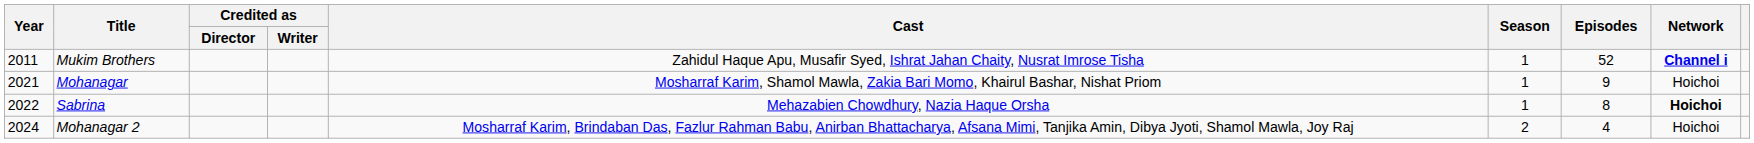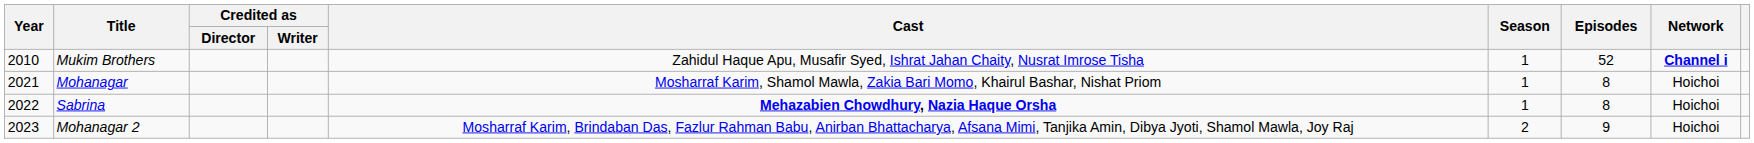(23, 60) 2011 -> (23, 60) 2010
(1606, 82) 9 -> (1606, 82) 8
(908, 104) normal -> (908, 104) bold
(1696, 104) bold -> (1696, 104) normal
(23, 127) 2024 -> (23, 127) 2023
(1606, 127) 4 -> (1606, 127) 9
